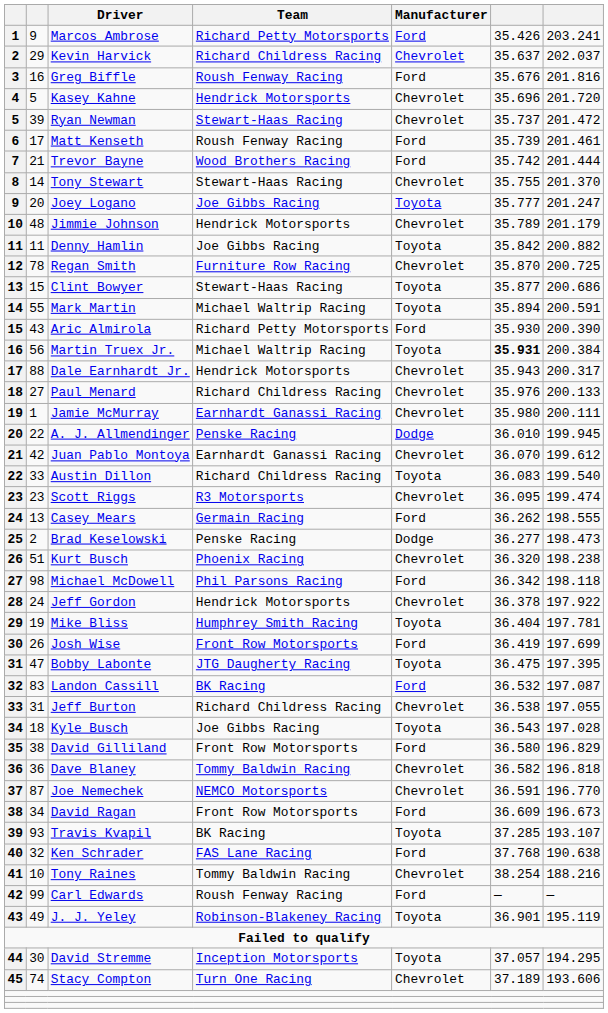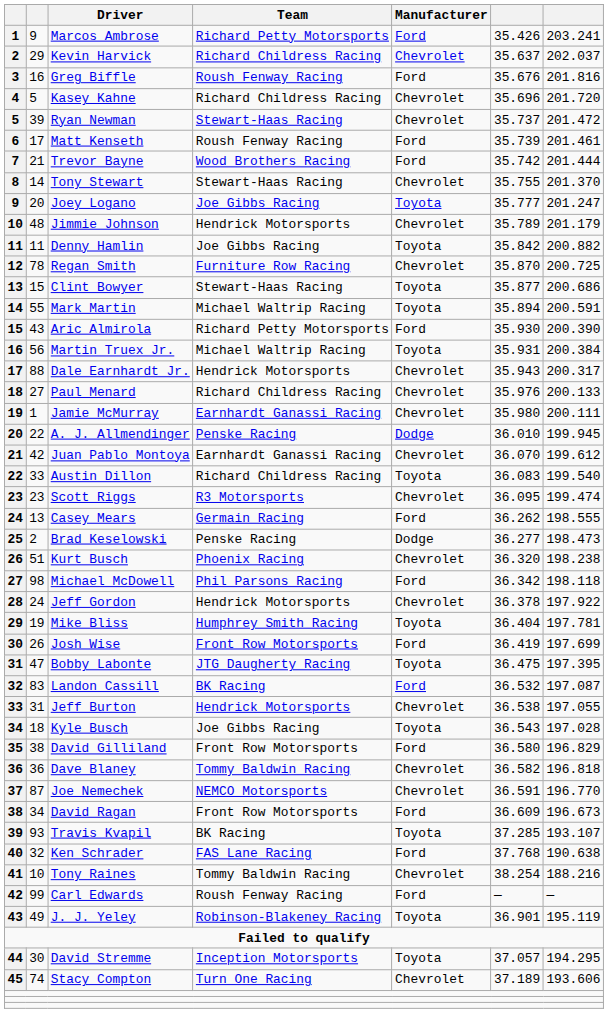(273, 99) Hendrick Motorsports -> (289, 99) Richard Childress Racing
(517, 351) bold -> (517, 351) normal
(289, 707) Richard Childress Racing -> (273, 707) Hendrick Motorsports
